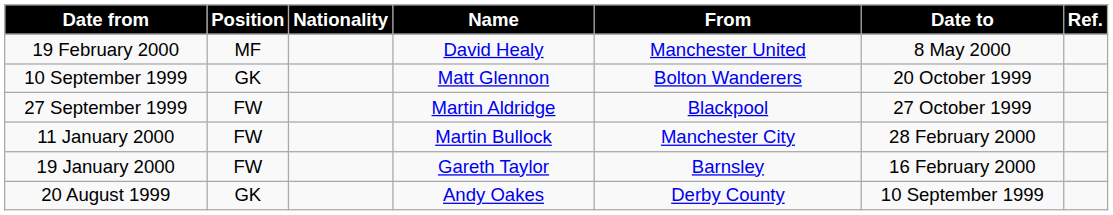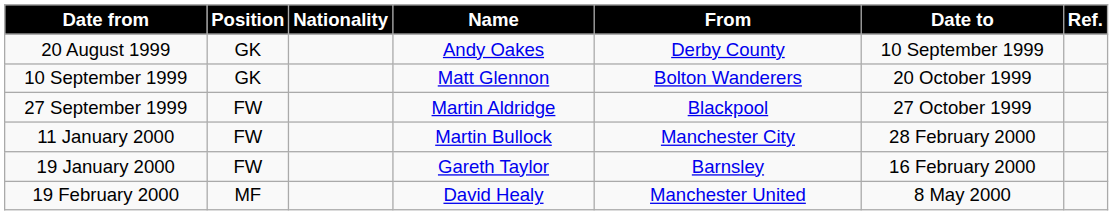rows swapped: (106, 196) <-> (106, 49)
